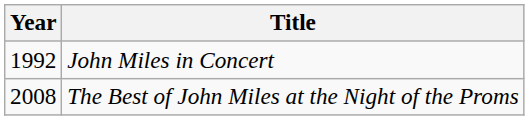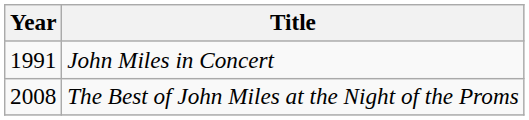(33, 59) 1992 -> (33, 59) 1991
